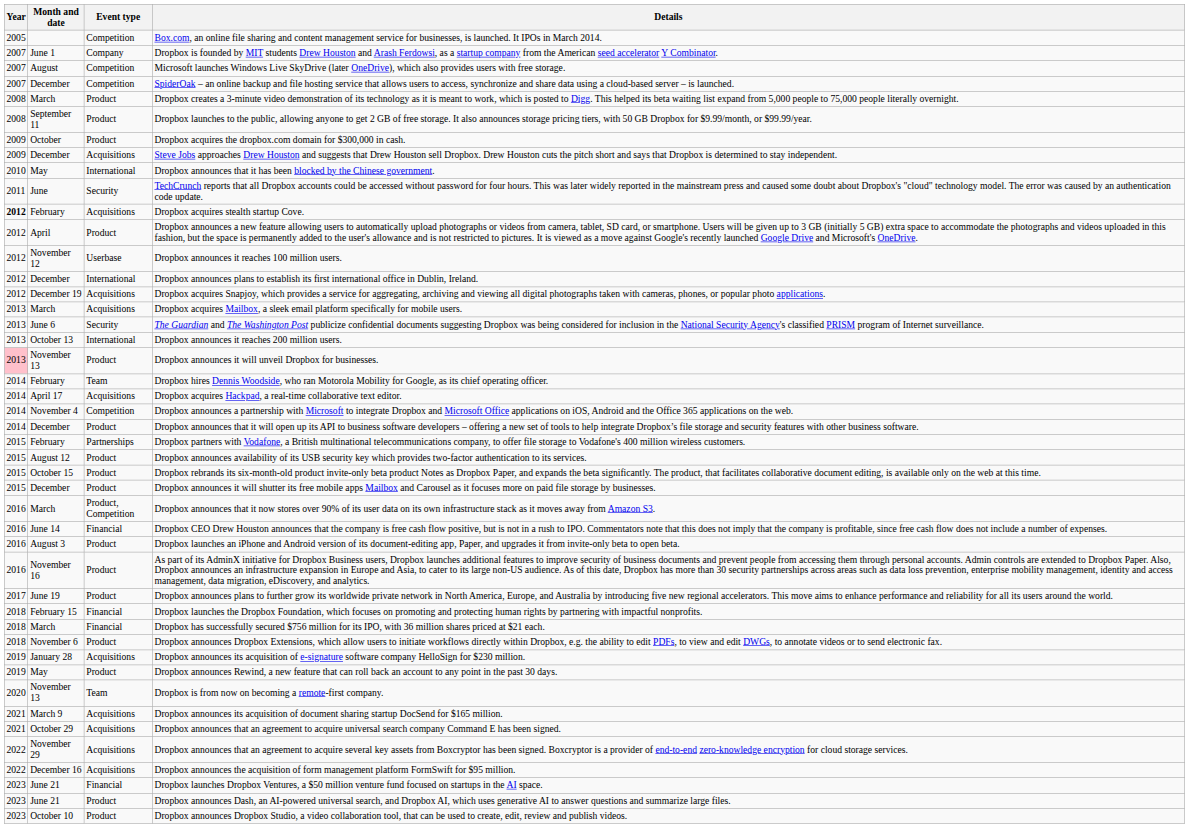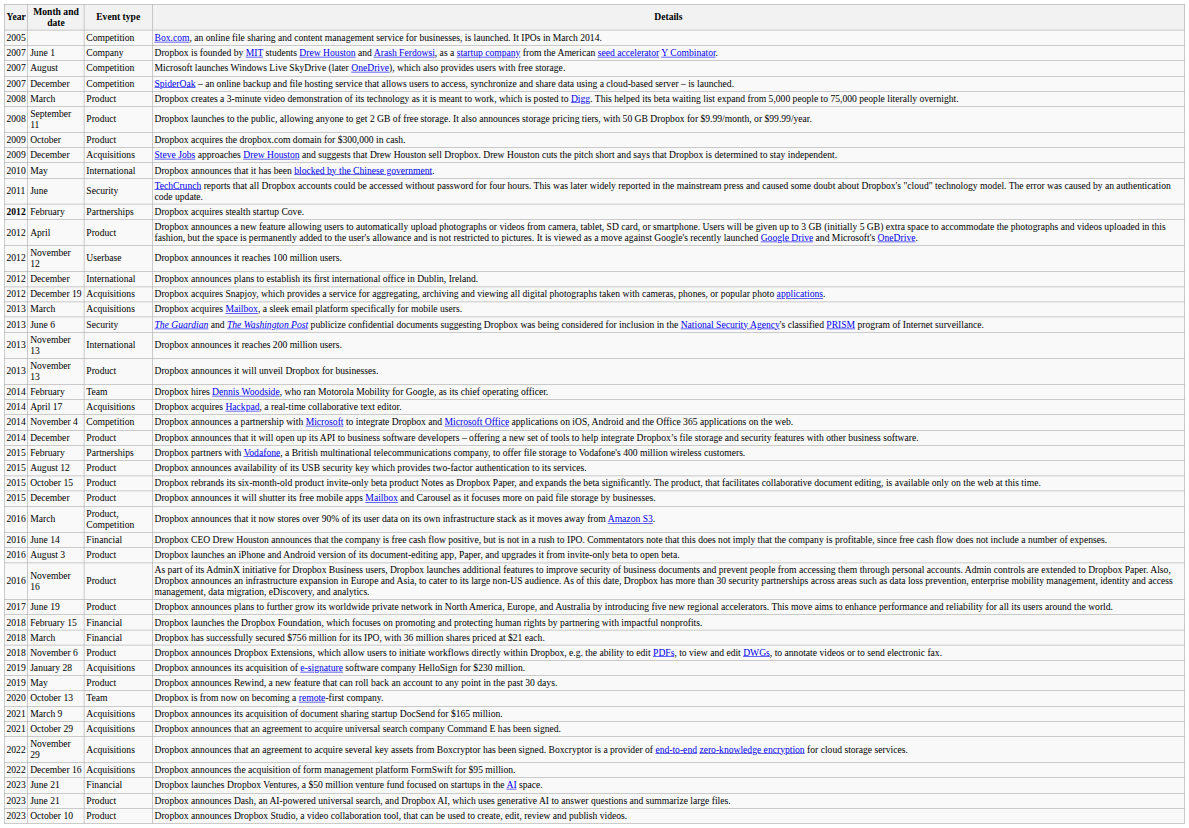(111, 211) Acquisitions -> (110, 211) Partnerships
(52, 340) October 13 -> (50, 345) November 13
(16, 360) pink background -> (16, 371) no background
(50, 693) November 13 -> (52, 698) October 13
